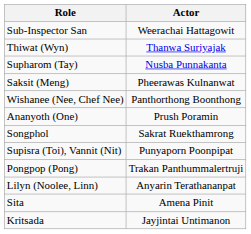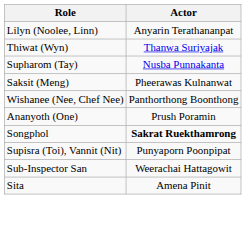rows swapped: (52, 185) <-> (47, 30)
(186, 133) normal -> (183, 133) bold
- row: (42, 168)
- row: (25, 220)
